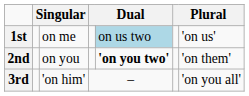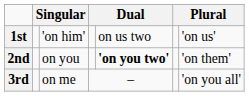(59, 36) on me -> (64, 36) 'on him'
(125, 36) lightblue background -> (125, 36) no background
(64, 79) 'on him' -> (59, 79) on me
